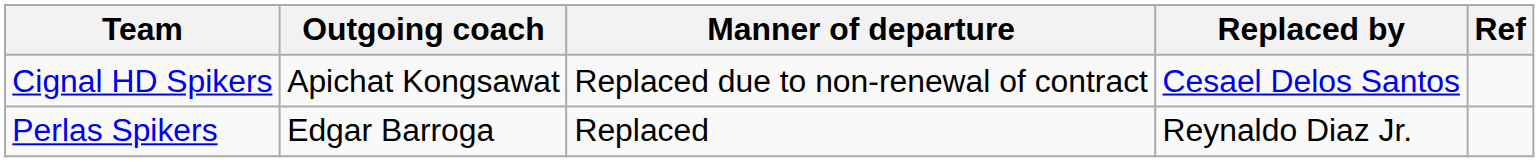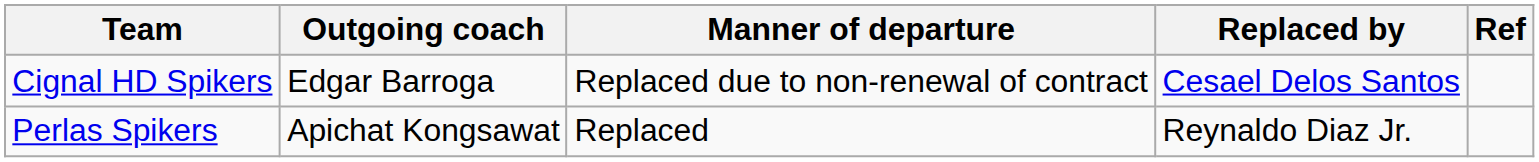(423, 80) Apichat Kongsawat -> (391, 80) Edgar Barroga
(391, 130) Edgar Barroga -> (423, 130) Apichat Kongsawat
